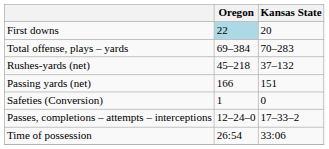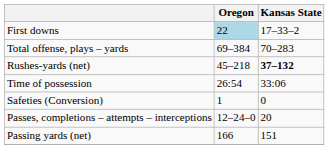(266, 30) 20 -> (280, 30) 17–33–2
(277, 65) normal -> (277, 65) bold
rows swapped: (49, 83) <-> (49, 135)
(280, 118) 17–33–2 -> (266, 118) 20
